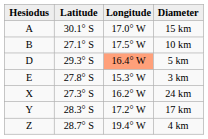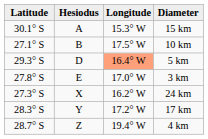columns swapped: (29, 12) <-> (79, 12)
(129, 28) 17.0° W -> (129, 28) 15.3° W
(129, 77) 15.3° W -> (129, 77) 17.0° W
